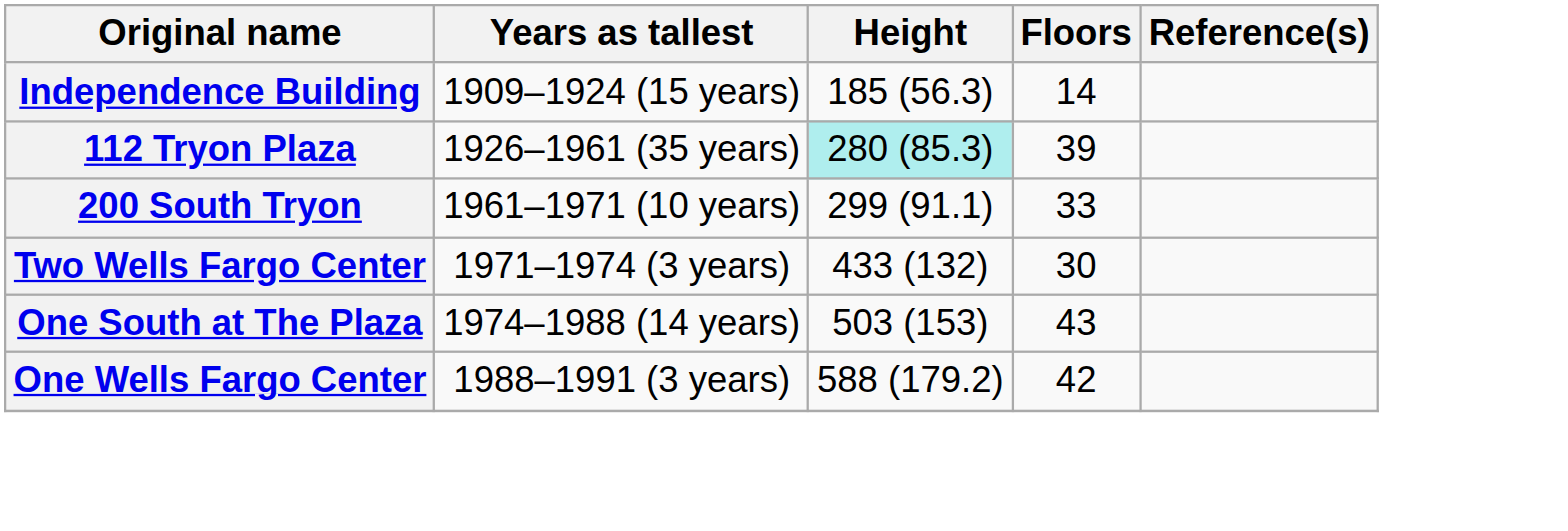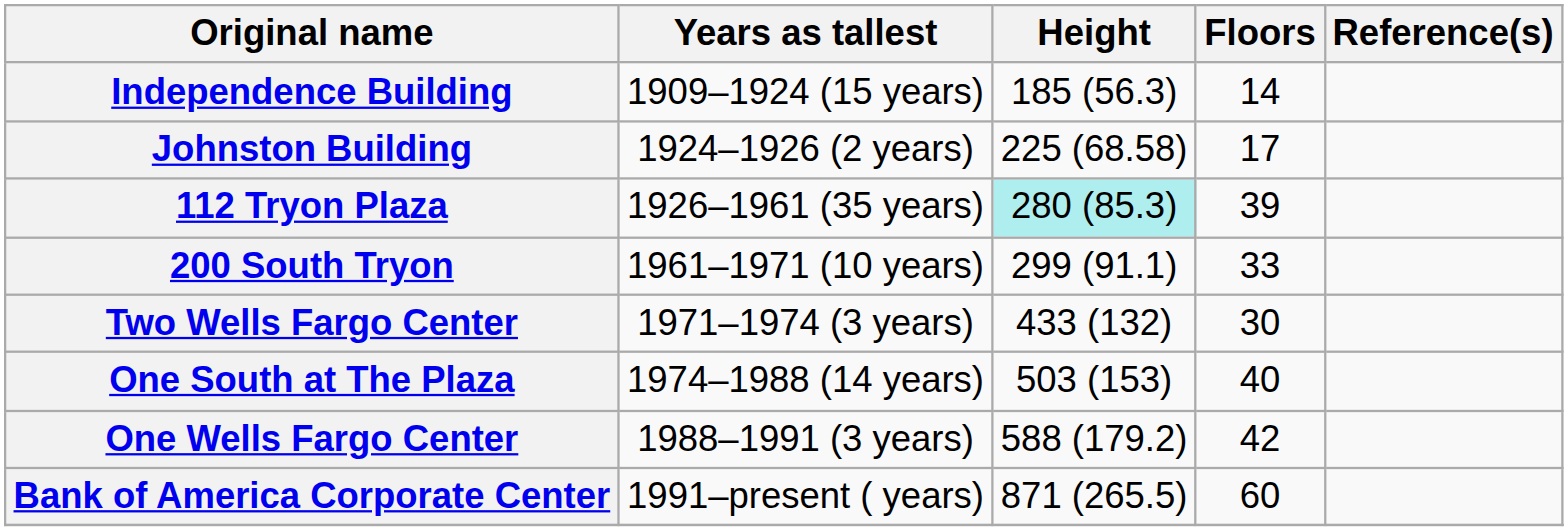+ row: (312, 149)
(1076, 322) 43 -> (1260, 380) 40
+ row: (312, 496)
